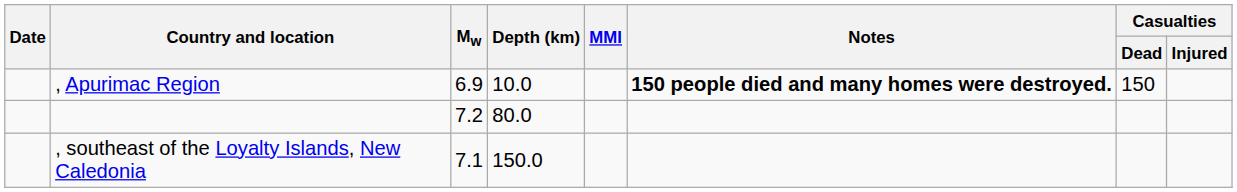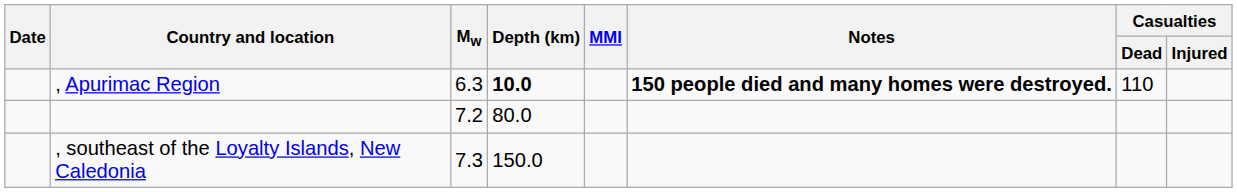(469, 84) 6.9 -> (469, 84) 6.3
(512, 84) normal -> (512, 84) bold
(1138, 84) 150 -> (1137, 84) 110
(469, 159) 7.1 -> (469, 159) 7.3
